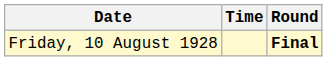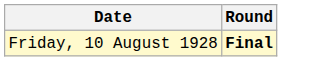- column: (244, 18)
